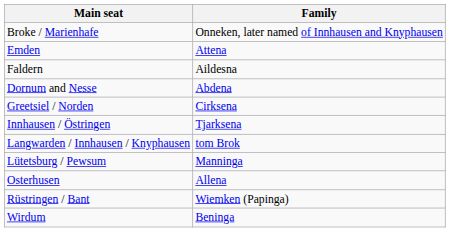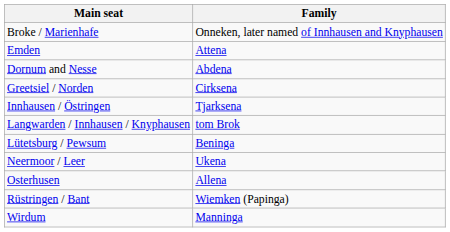- row: (25, 69)
(219, 161) Manninga -> (215, 143) Beninga
+ row: (46, 161)
(215, 217) Beninga -> (219, 217) Manninga
